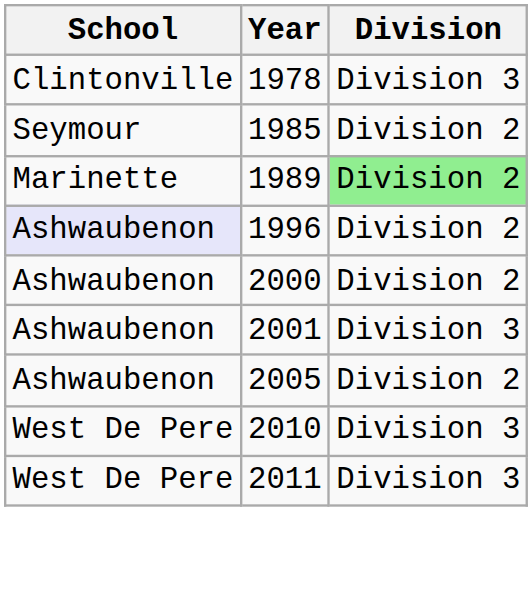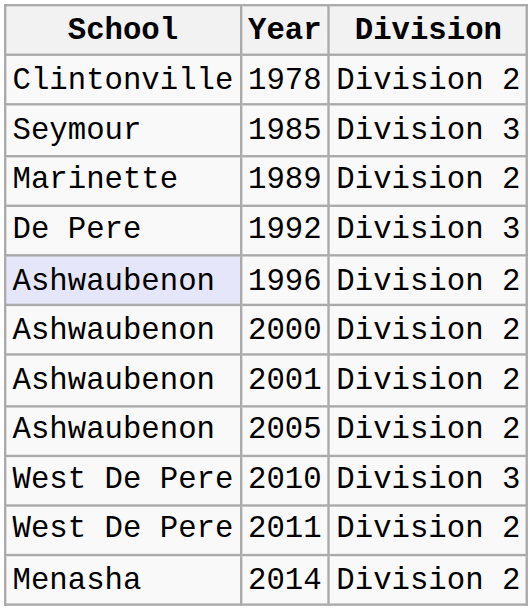(428, 80) Division 3 -> (428, 80) Division 2
(428, 130) Division 2 -> (428, 130) Division 3
(428, 180) lightgreen background -> (428, 180) no background
+ row: (285, 230)
(428, 330) Division 3 -> (428, 380) Division 2
(428, 480) Division 3 -> (428, 530) Division 2
+ row: (285, 580)
